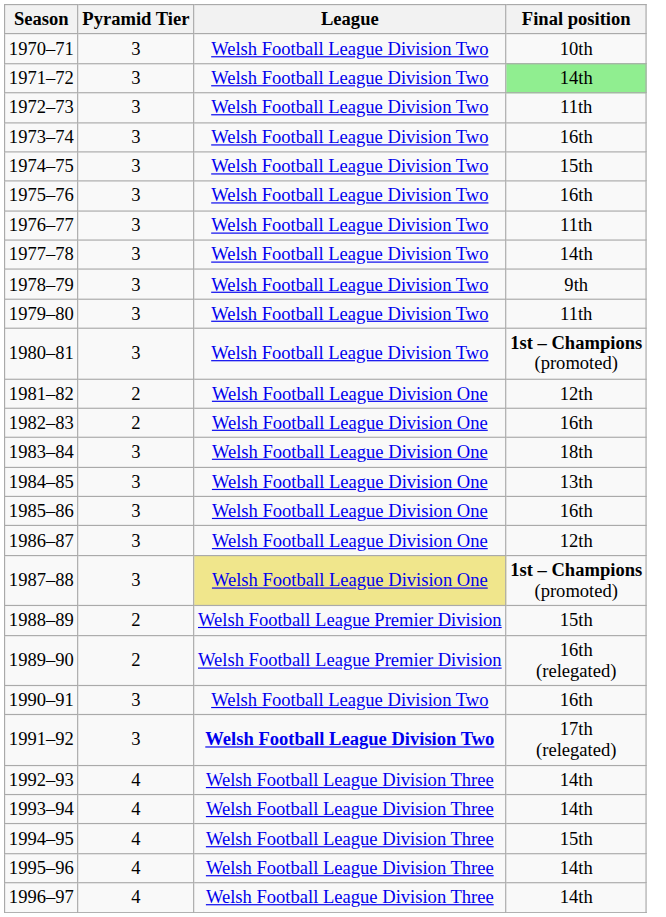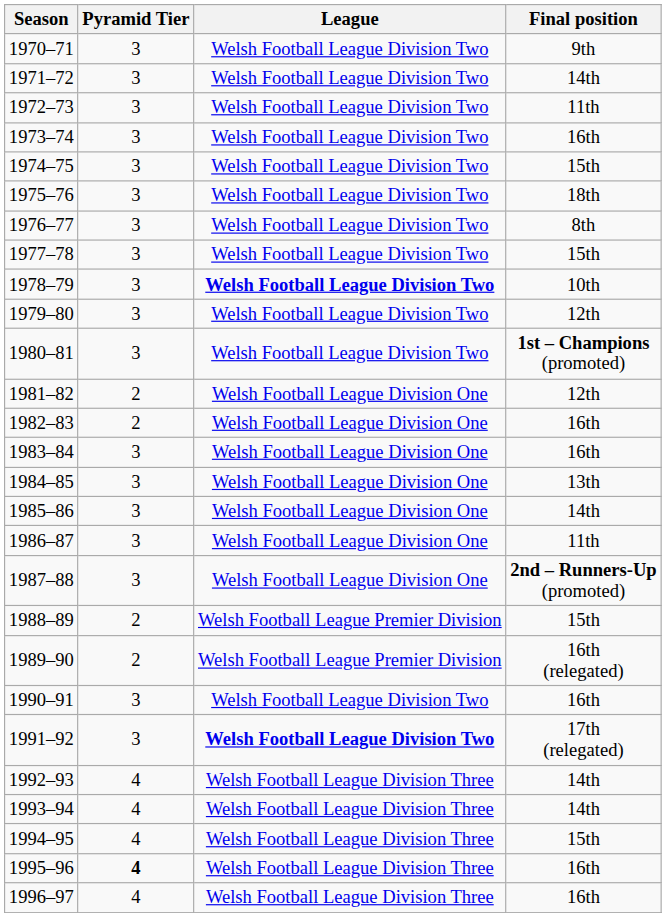(576, 48) 10th -> (583, 48) 9th
(576, 78) lightgreen background -> (583, 78) no background
(576, 195) 16th -> (583, 195) 18th
(576, 225) 11th -> (583, 225) 8th
(576, 254) 14th -> (583, 254) 15th
(350, 284) normal -> (350, 284) bold
(576, 284) 9th -> (583, 284) 10th
(576, 313) 11th -> (583, 313) 12th
(576, 452) 18th -> (583, 452) 16th
(576, 511) 16th -> (583, 511) 14th
(576, 540) 12th -> (583, 540) 11th
(350, 580) khaki background -> (350, 580) no background
(576, 580) 1st – Champions (promoted) -> (583, 580) 2nd – Runners-Up (promoted)
(136, 868) normal -> (136, 868) bold
(576, 868) 14th -> (583, 868) 16th
(576, 897) 14th -> (583, 897) 16th
